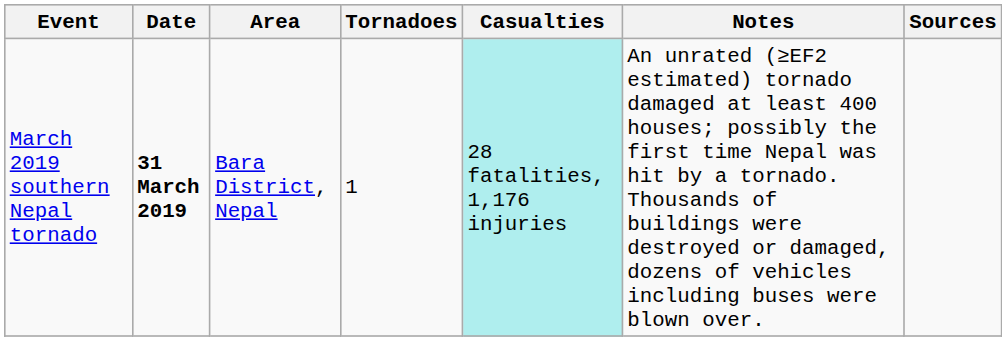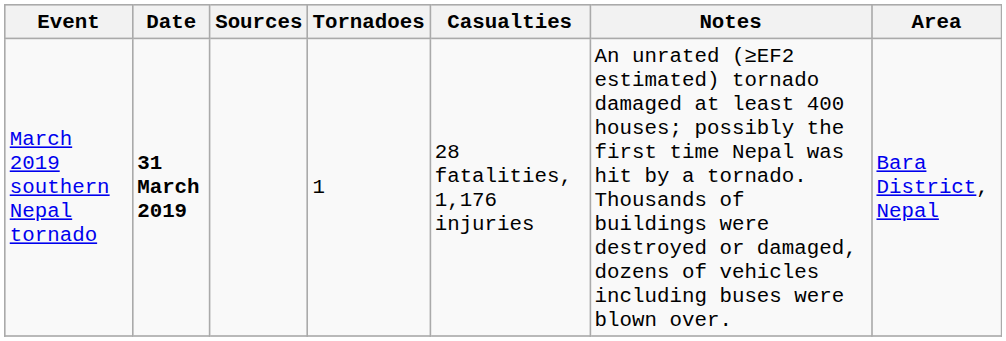columns swapped: (275, 22) <-> (953, 22)
(536, 188) paleturquoise background -> (503, 188) no background
